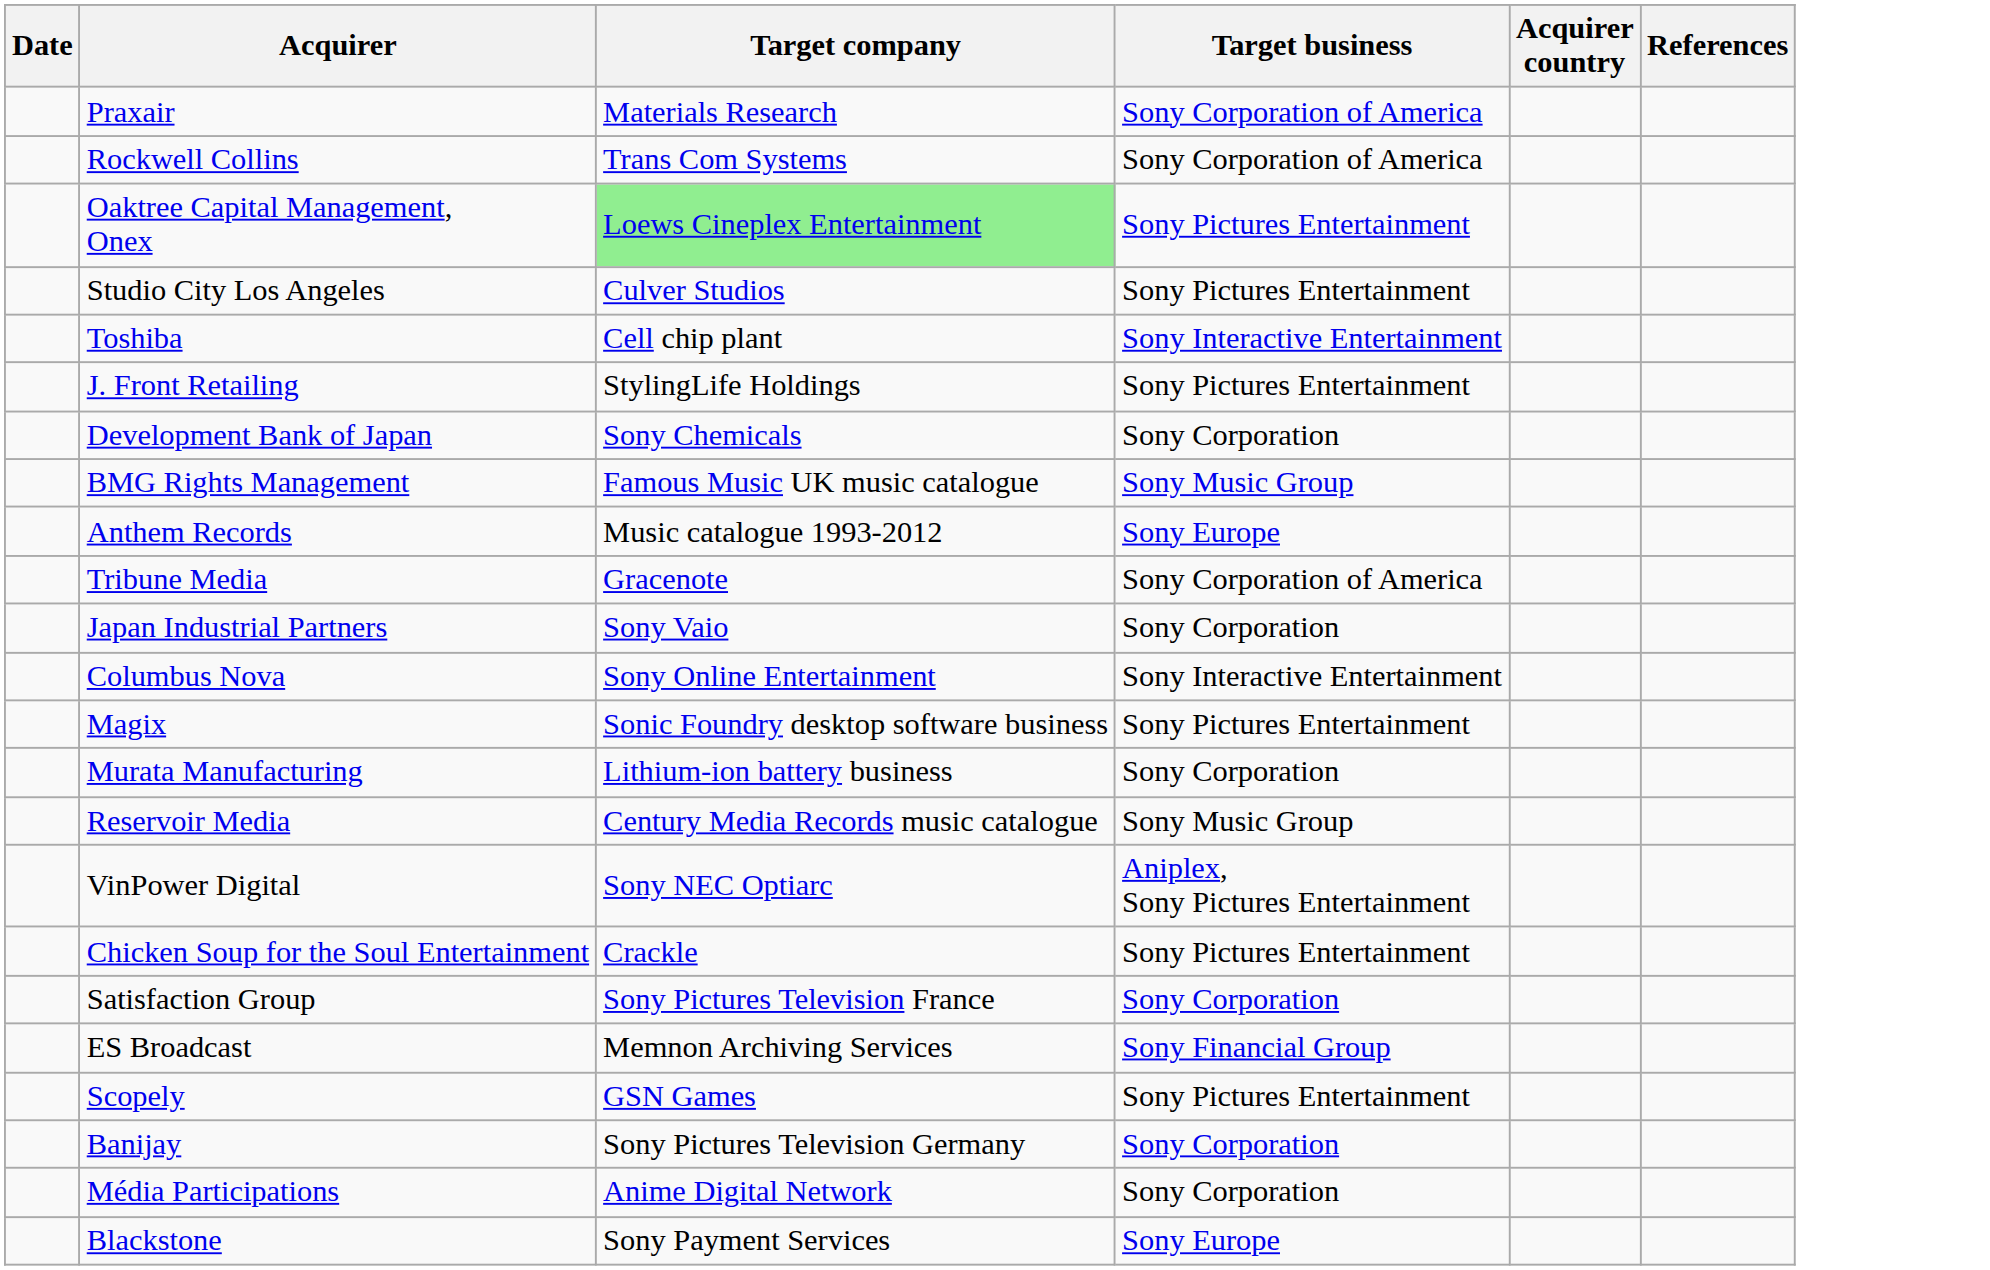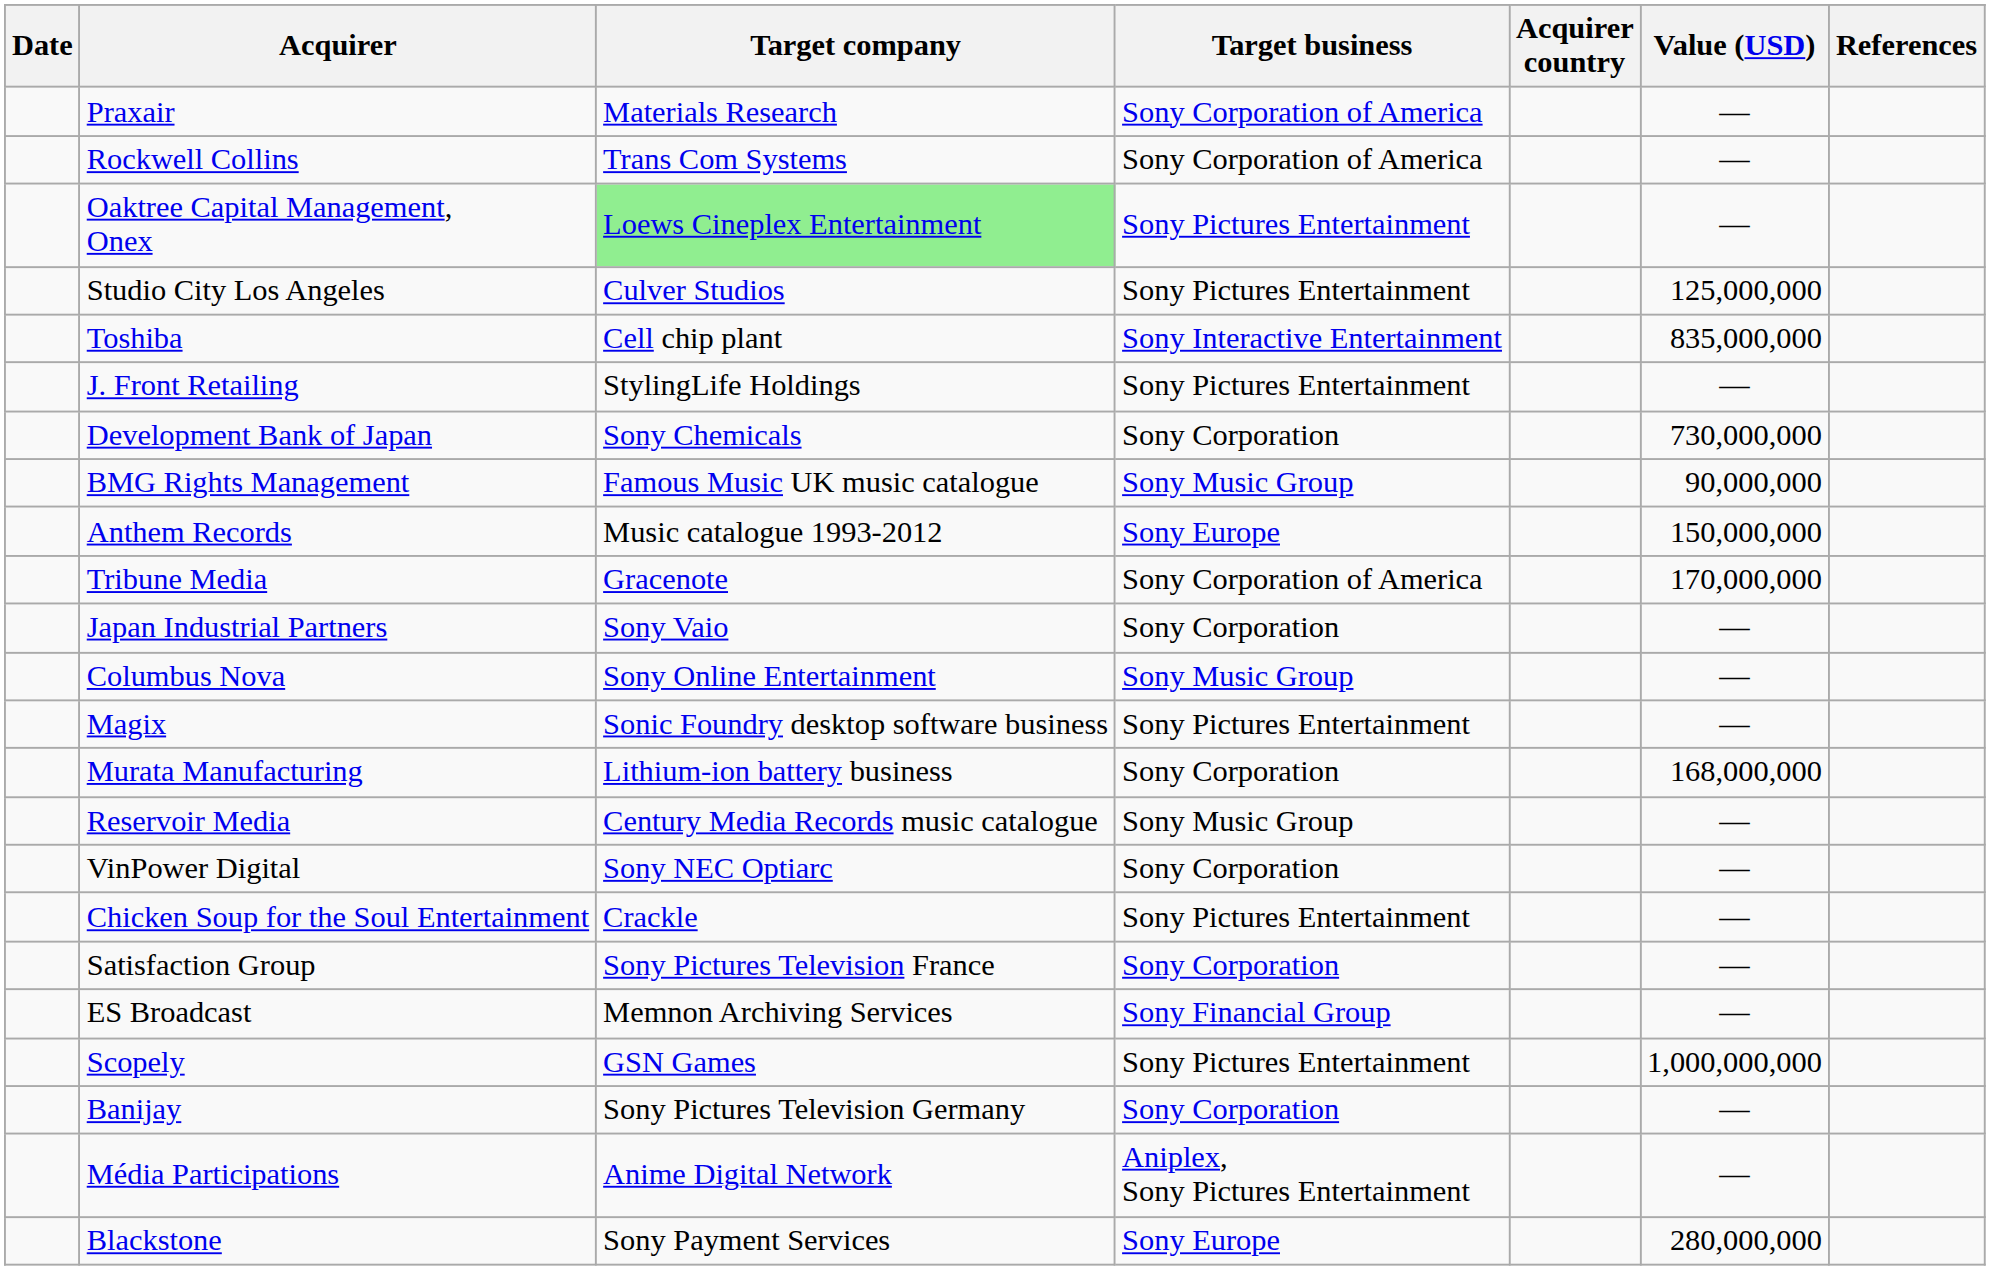+ column: (1734, 45)
(1312, 675) Sony Interactive Entertainment -> (1238, 675) Sony Music Group
(1296, 885) Aniplex, Sony Pictures Entertainment -> (1231, 868) Sony Corporation
(1231, 1191) Sony Corporation -> (1296, 1174) Aniplex, Sony Pictures Entertainment
